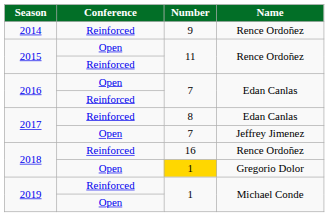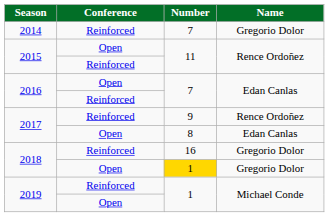(190, 30) 9 -> (190, 30) 7
(270, 30) Rence Ordoñez -> (270, 30) Gregorio Dolor
(190, 116) 8 -> (190, 116) 9
(270, 116) Edan Canlas -> (270, 116) Rence Ordoñez
(190, 133) 7 -> (190, 133) 8
(270, 133) Jeffrey Jimenez -> (270, 133) Edan Canlas
(270, 151) Rence Ordoñez -> (270, 151) Gregorio Dolor
